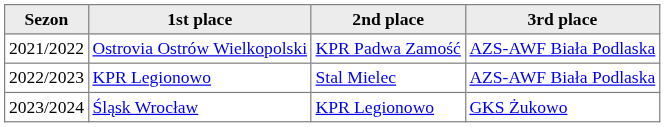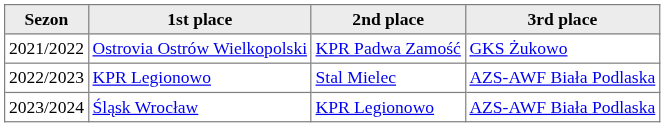(562, 48) AZS-AWF Biała Podlaska -> (518, 48) GKS Żukowo
(518, 106) GKS Żukowo -> (562, 106) AZS-AWF Biała Podlaska
